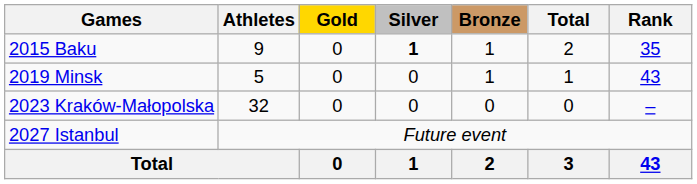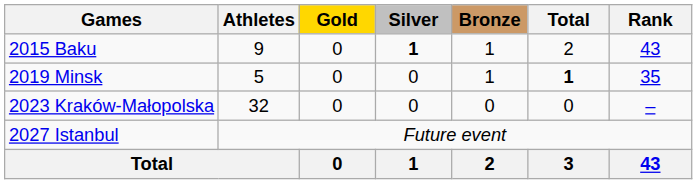(650, 48) 35 -> (650, 48) 43
(569, 77) normal -> (569, 77) bold
(650, 77) 43 -> (650, 77) 35
